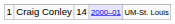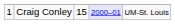(82, 12) 14 -> (82, 12) 15
